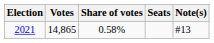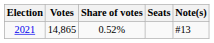(112, 30) 0.58% -> (112, 30) 0.52%
